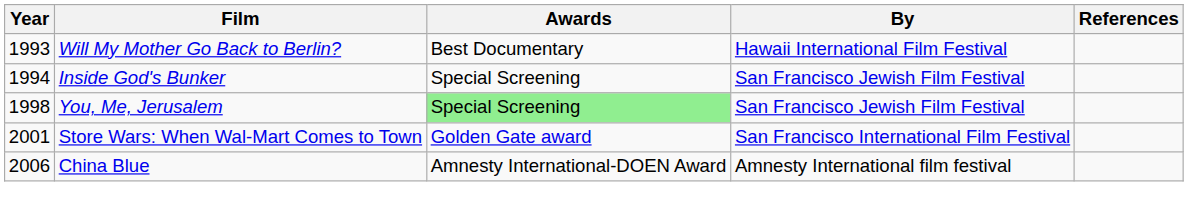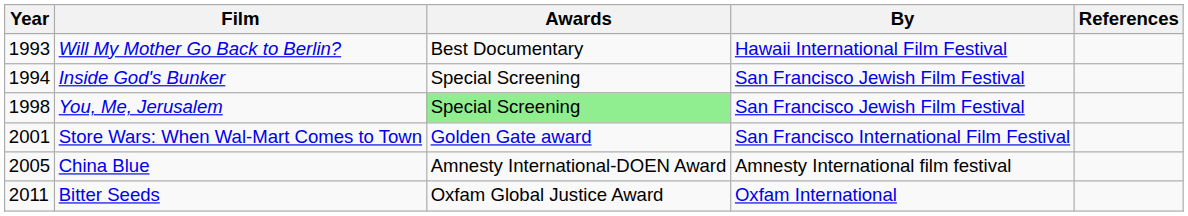(30, 166) 2006 -> (30, 166) 2005
+ row: (109, 195)
